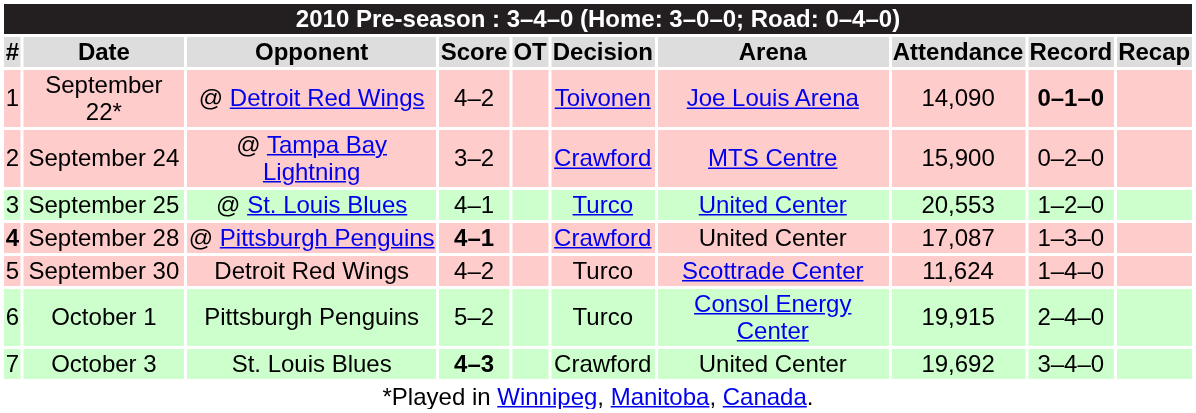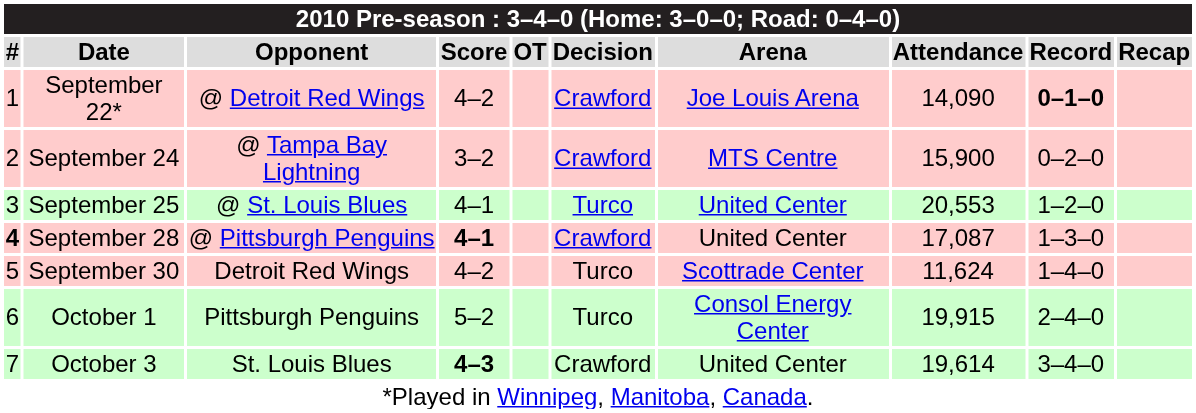(603, 98) Toivonen -> (603, 98) Crawford
(958, 363) 19,692 -> (958, 363) 19,614
